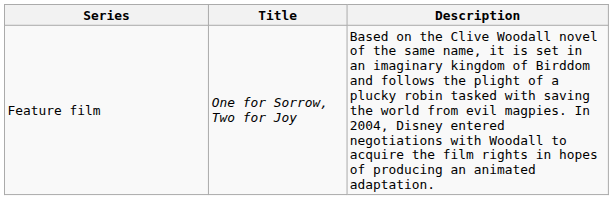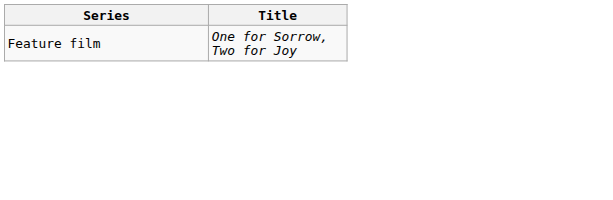- column: (478, 15)
